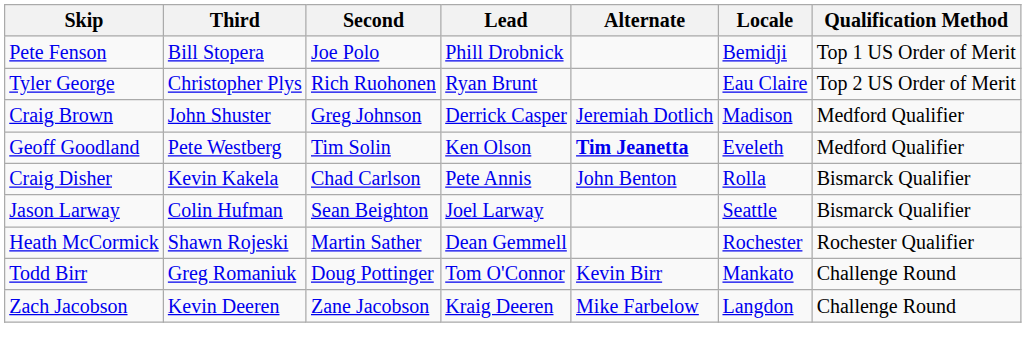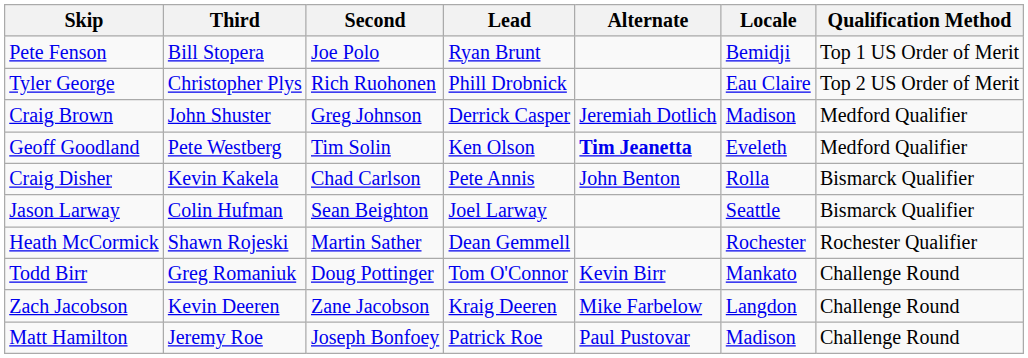(504, 52) Phill Drobnick -> (495, 52) Ryan Brunt
(491, 83) Ryan Brunt -> (508, 83) Phill Drobnick
+ row: (68, 337)
